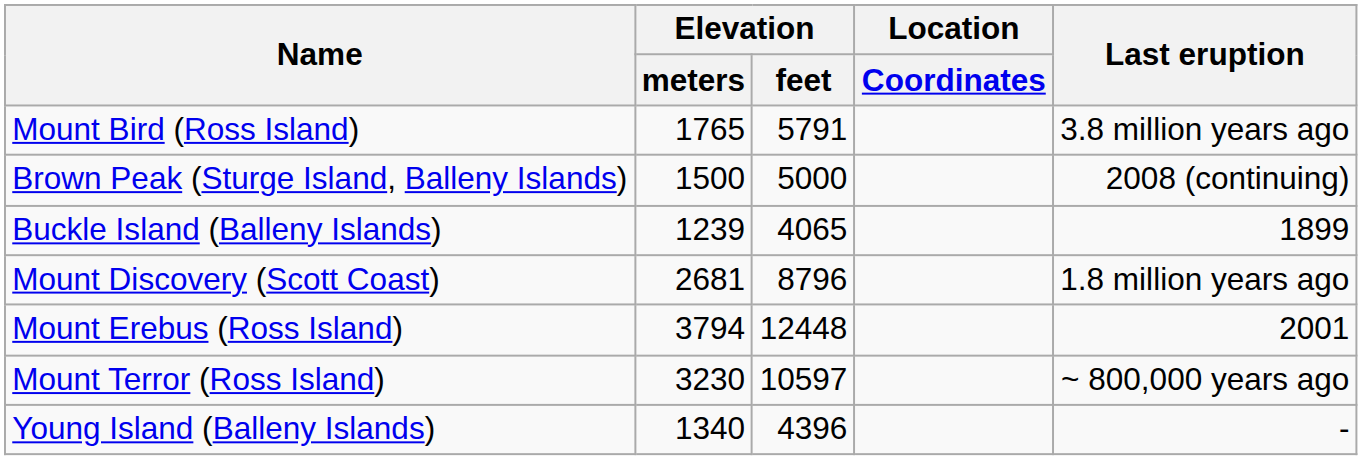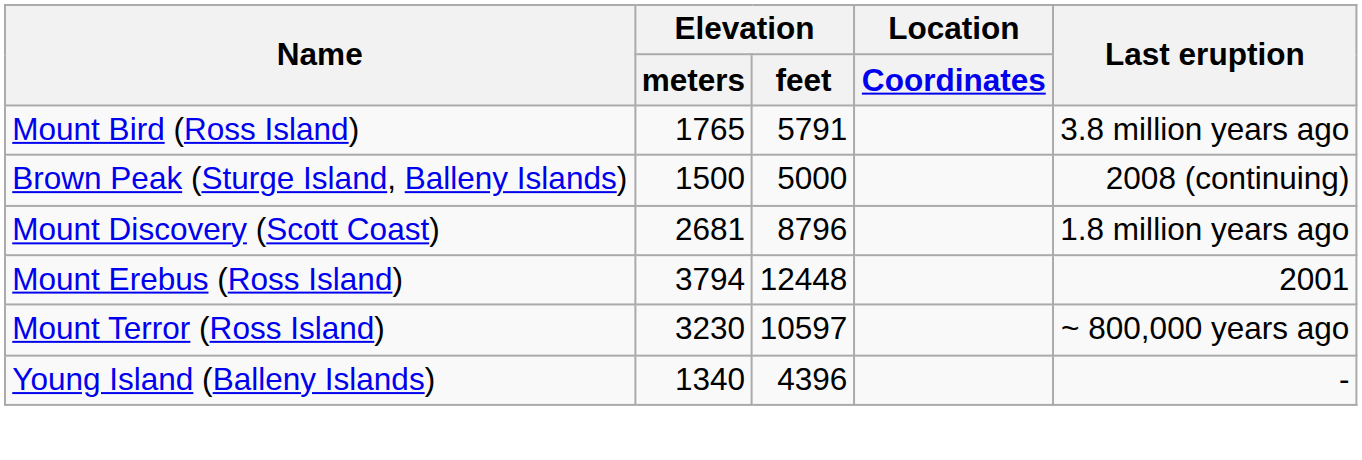- row: (227, 229)
